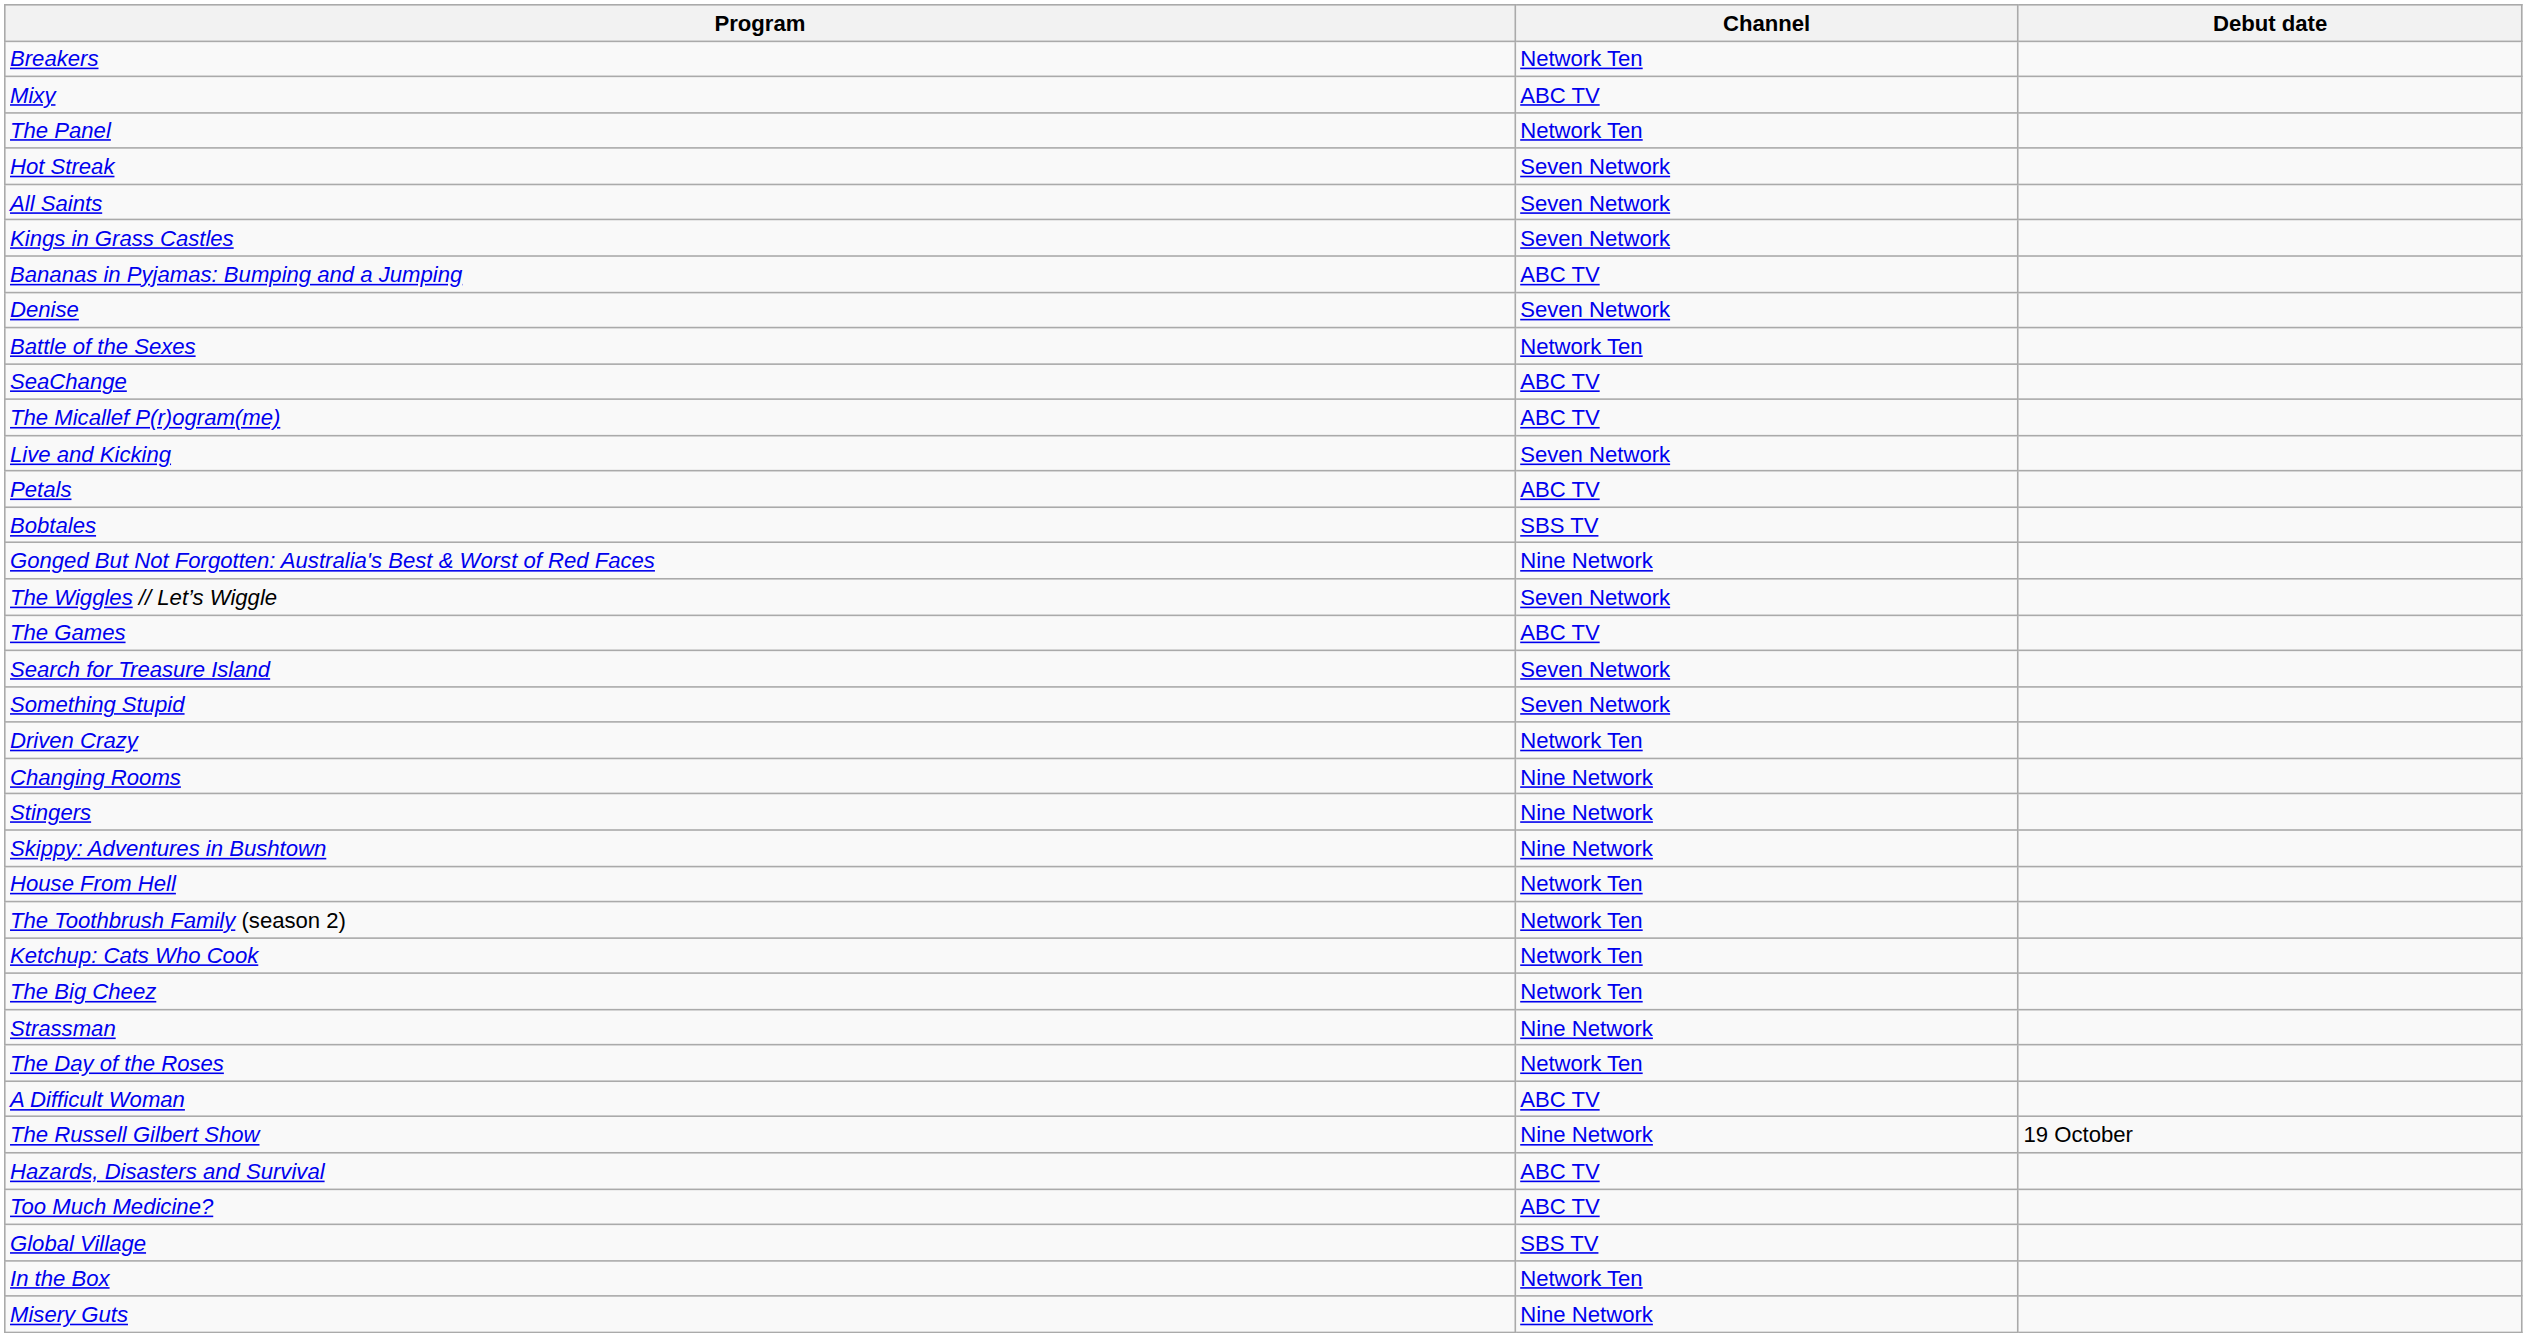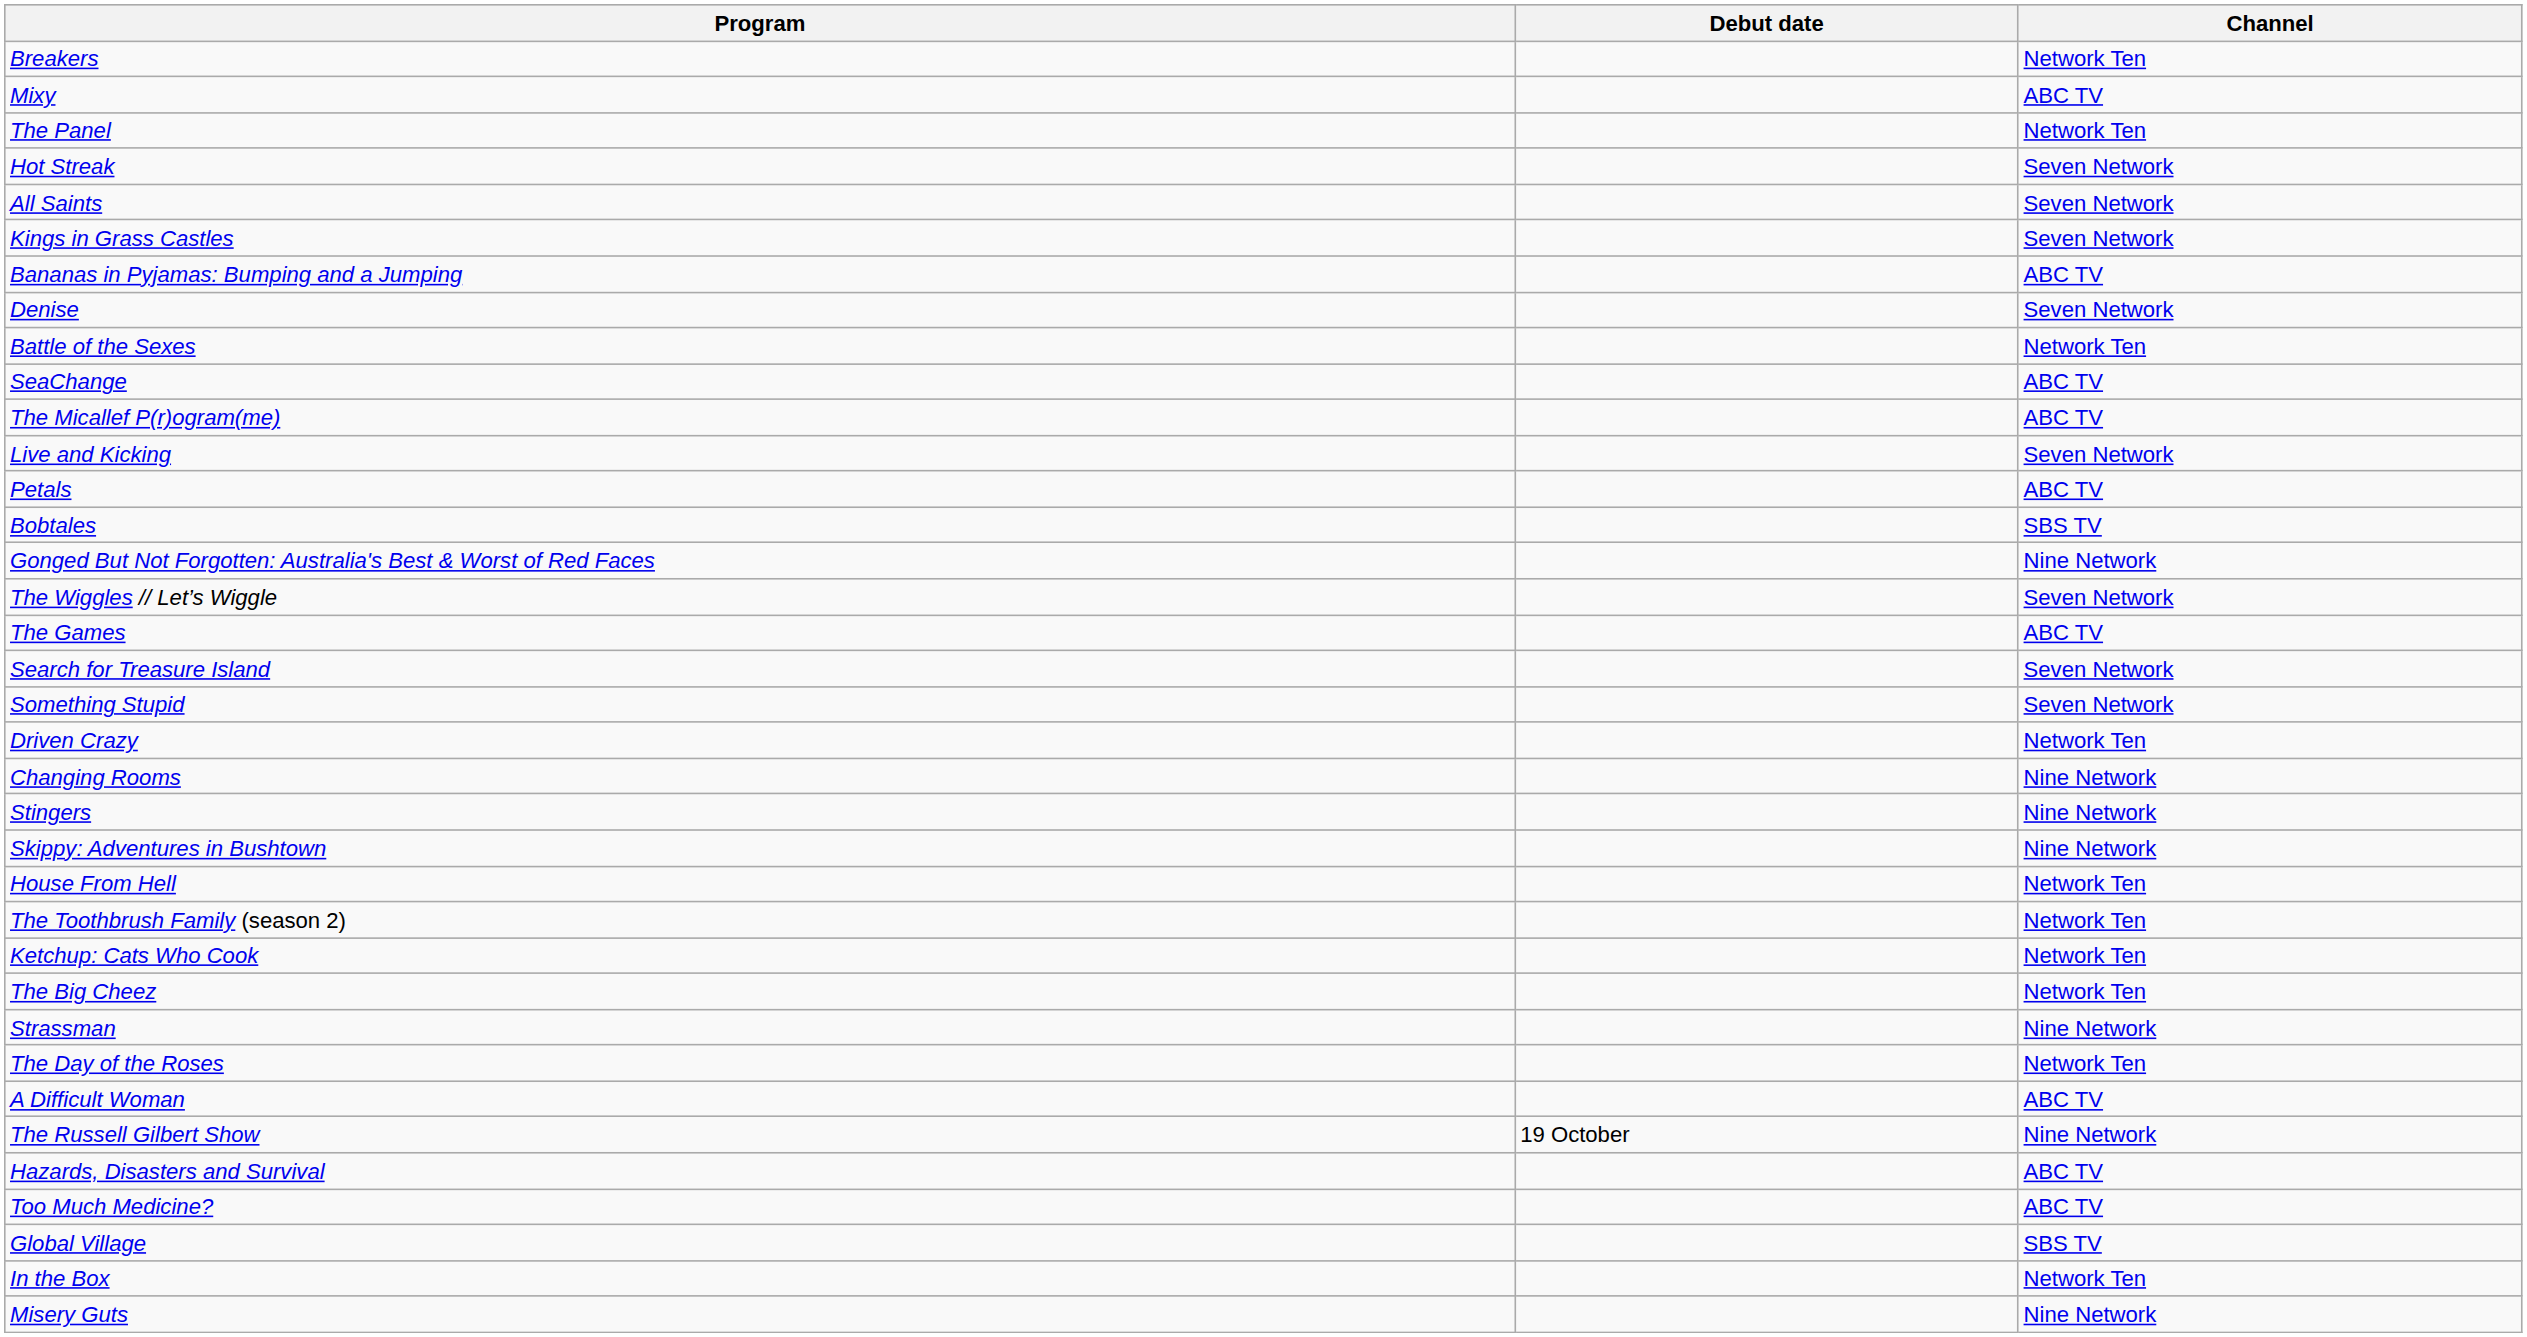columns swapped: (1767, 23) <-> (2270, 23)
